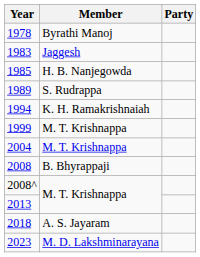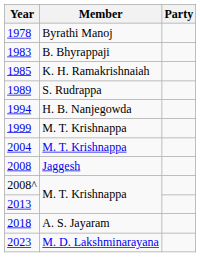(61, 52) Jaggesh -> (76, 52) B. Bhyrappaji
(87, 71) H. B. Nanjegowda -> (96, 71) K. H. Ramakrishnaiah
(96, 109) K. H. Ramakrishnaiah -> (87, 109) H. B. Nanjegowda
(76, 166) B. Bhyrappaji -> (61, 166) Jaggesh
